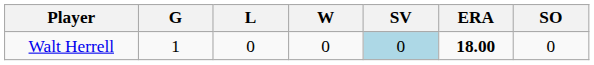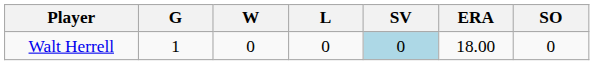columns swapped: (326, 18) <-> (251, 18)
(476, 45) bold -> (476, 45) normal
